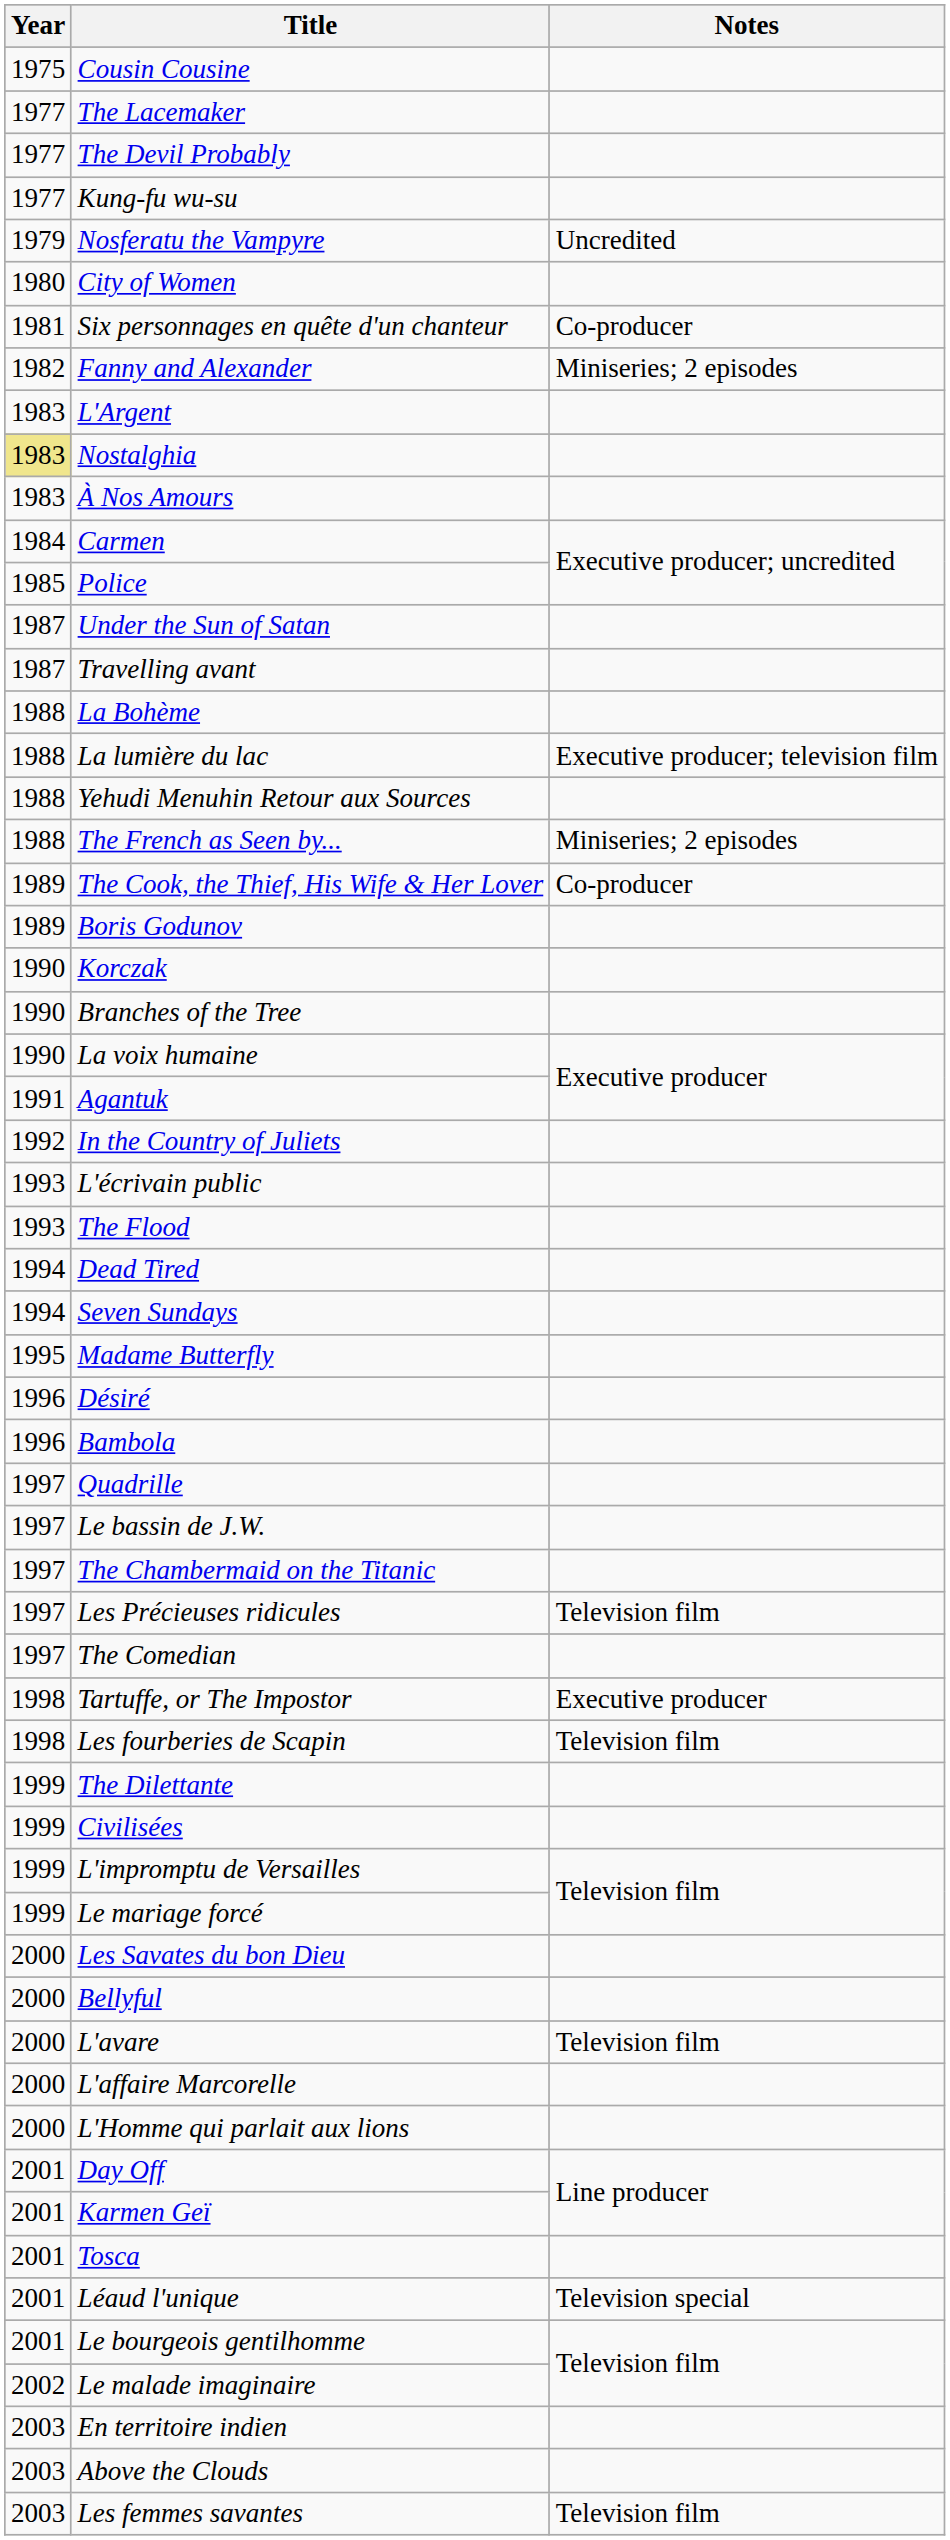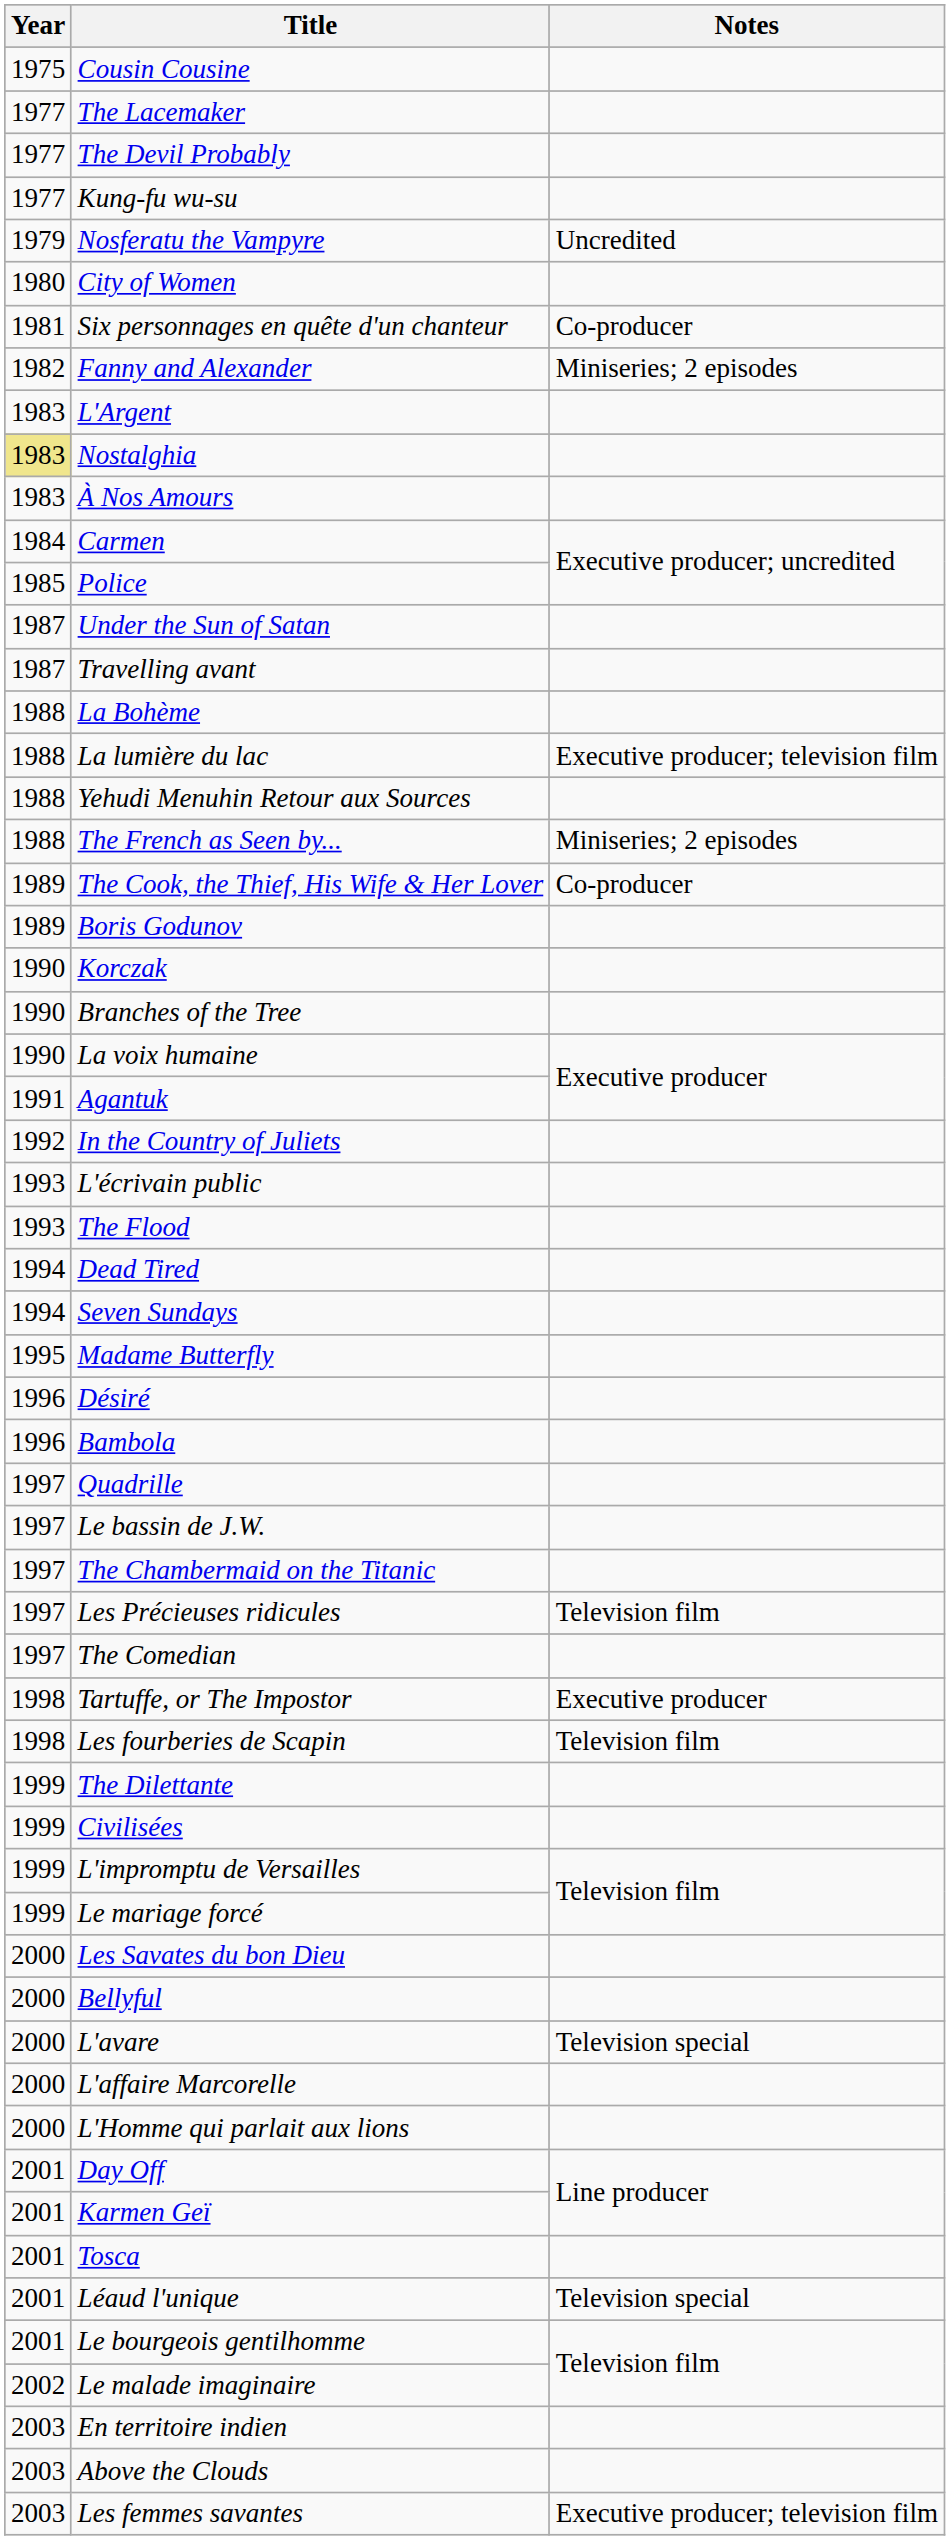(638, 2041) Television film -> (653, 2041) Television special
(638, 2513) Television film -> (747, 2513) Executive producer; television film
